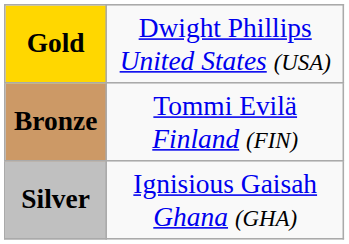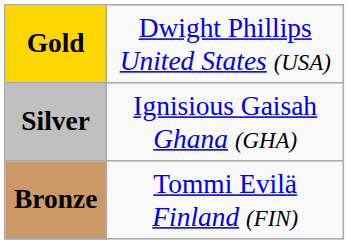rows swapped: (56, 199) <-> (56, 121)
